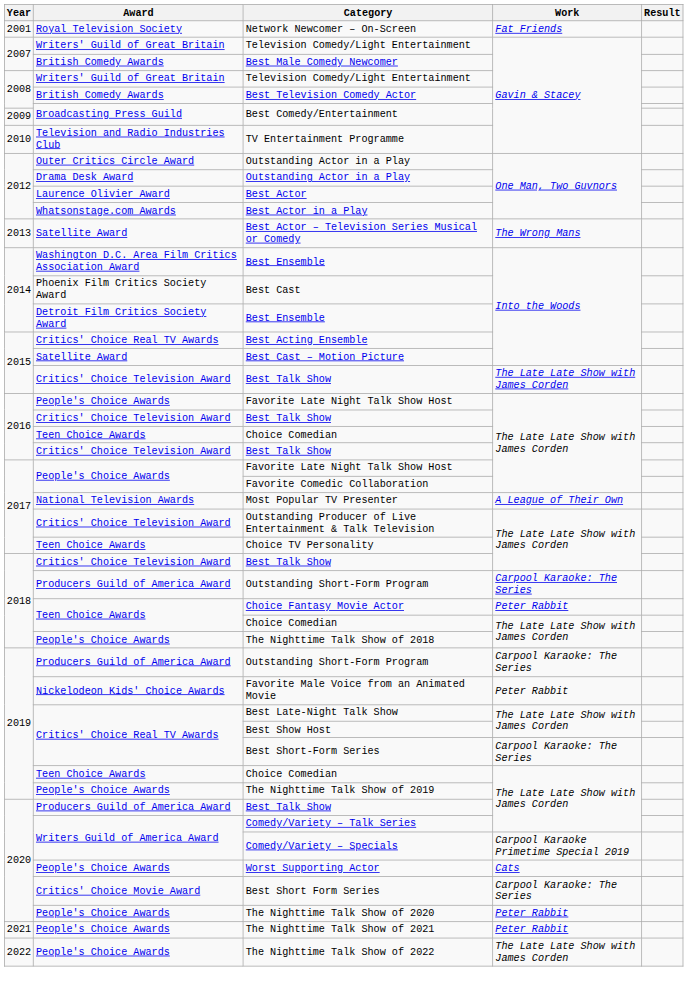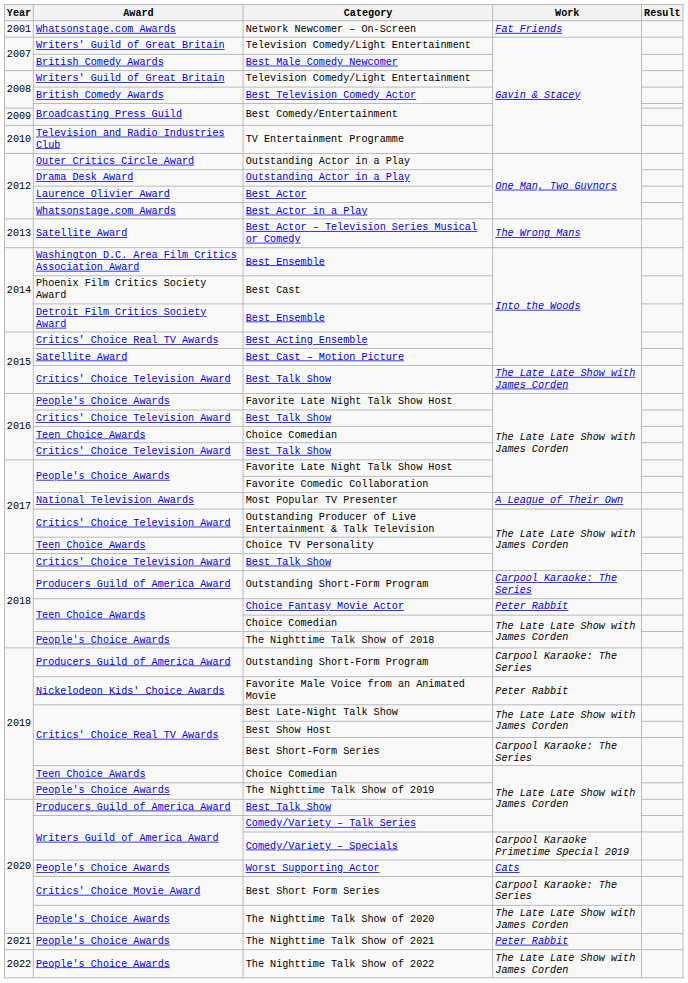(109, 29) Royal Television Society -> (106, 29) Whatsonstage.com Awards
(532, 913) Peter Rabbit -> (565, 919) The Late Late Show with James Corden
